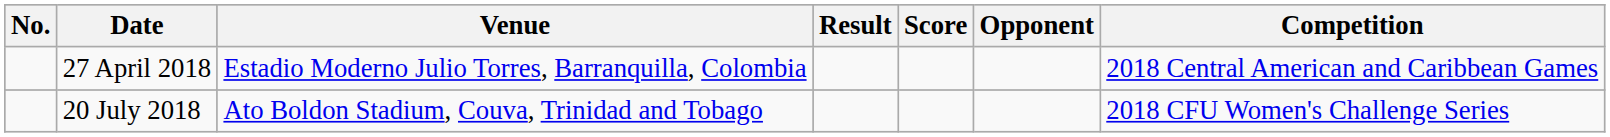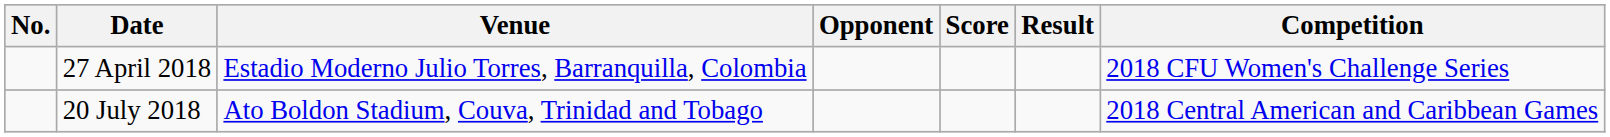columns swapped: (1037, 25) <-> (855, 25)
(1352, 68) 2018 Central American and Caribbean Games -> (1308, 68) 2018 CFU Women's Challenge Series
(1308, 110) 2018 CFU Women's Challenge Series -> (1352, 110) 2018 Central American and Caribbean Games
